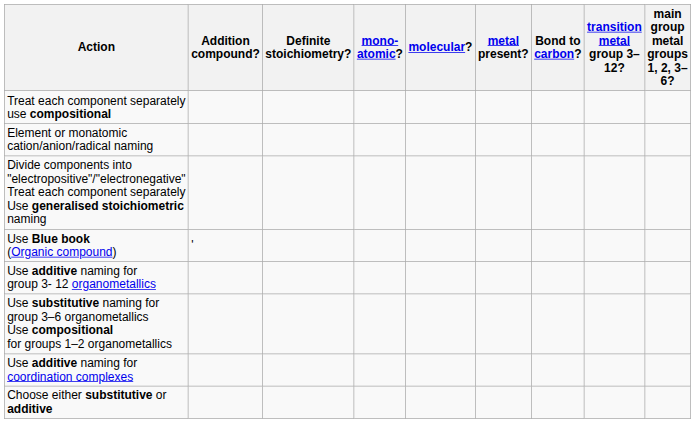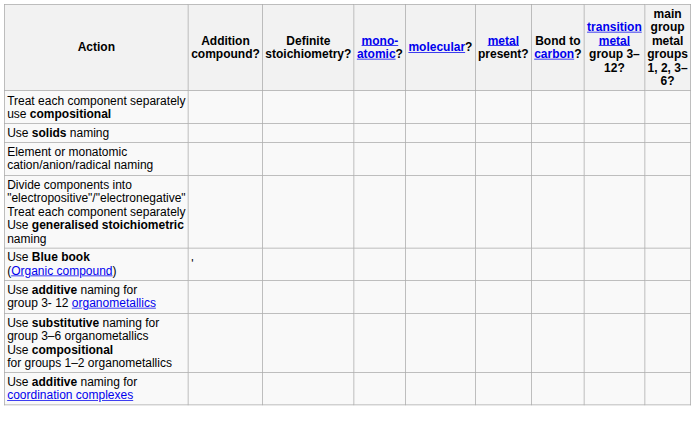+ row: (58, 133)
- row: (87, 402)
